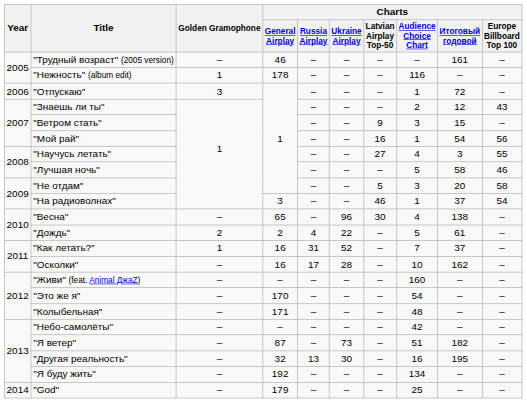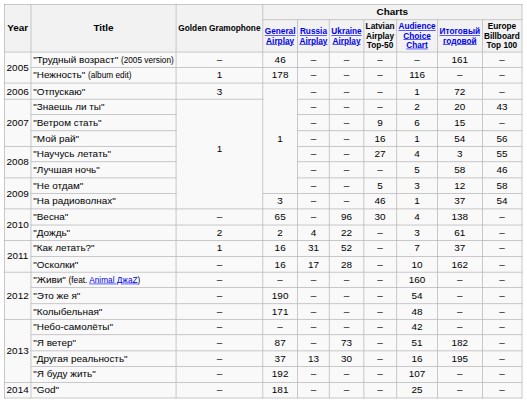(460, 107) 12 -> (460, 107) 20
(417, 122) 3 -> (417, 122) 6
(460, 185) 20 -> (460, 185) 12
(417, 232) 5 -> (417, 232) 3
(280, 295) 170 -> (280, 295) 190
(280, 358) 32 -> (280, 358) 37
(417, 374) 134 -> (417, 374) 107
(280, 390) 179 -> (280, 390) 181
